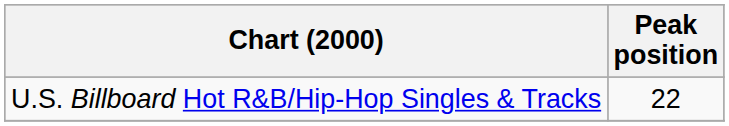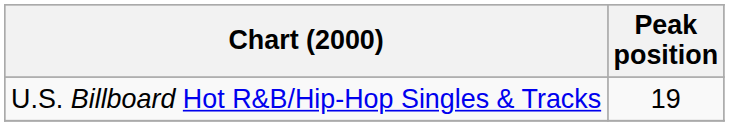(666, 98) 22 -> (666, 98) 19
